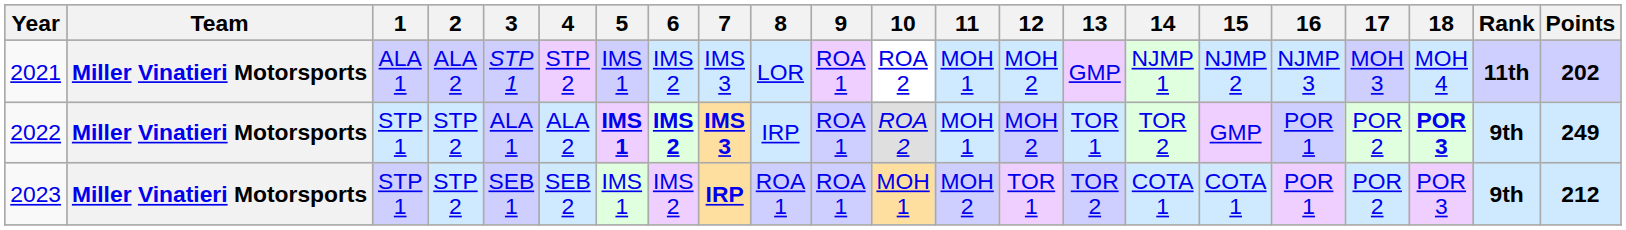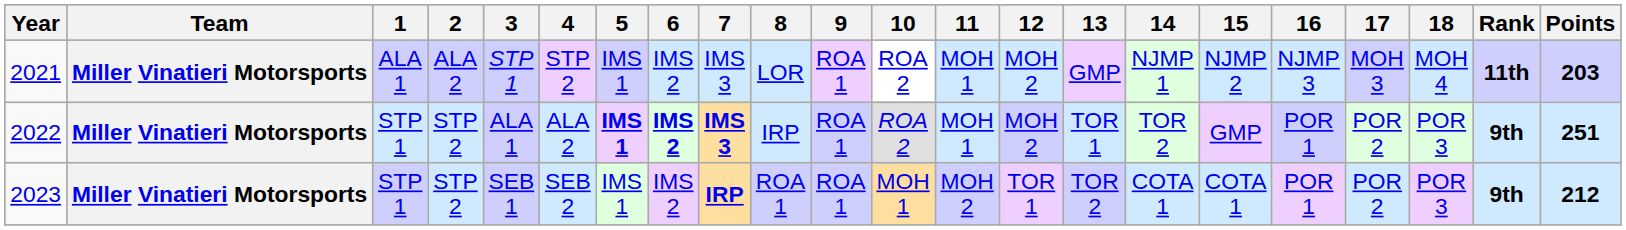(1580, 71) 202 -> (1580, 71) 203
(1441, 132) bold -> (1441, 132) normal
(1580, 132) 249 -> (1580, 132) 251
